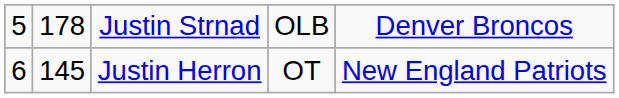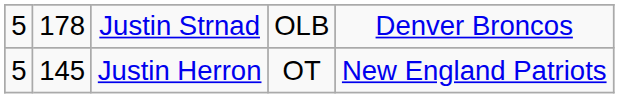(19, 69) 6 -> (19, 69) 5
